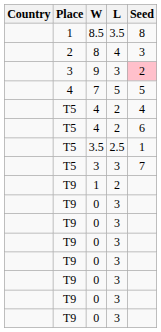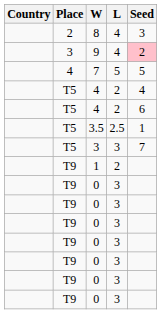- row: (70, 33)
(117, 71) 3 -> (117, 52) 4
